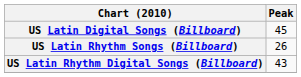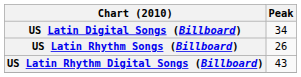(281, 30) 45 -> (281, 30) 34
